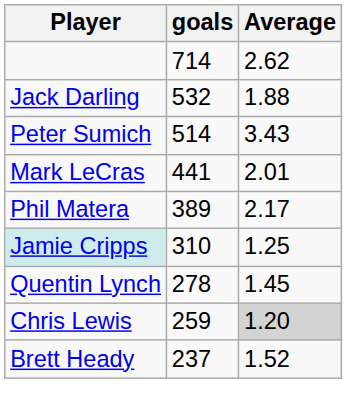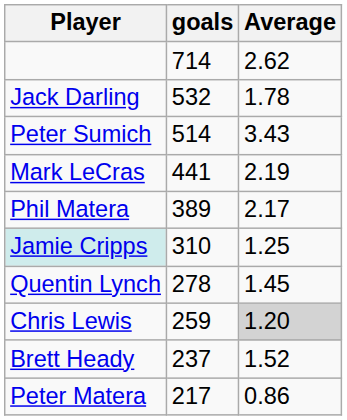(267, 97) 1.88 -> (267, 97) 1.78
(267, 172) 2.01 -> (267, 172) 2.19
+ row: (78, 396)
